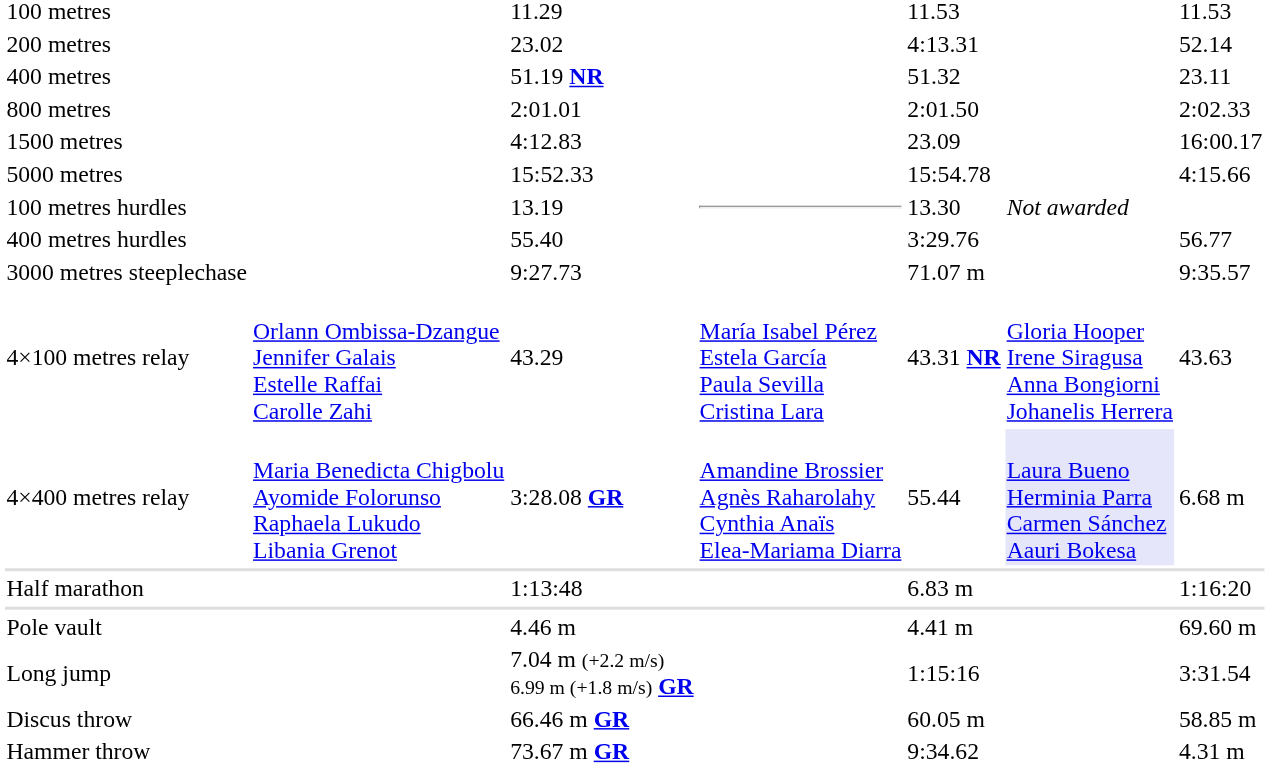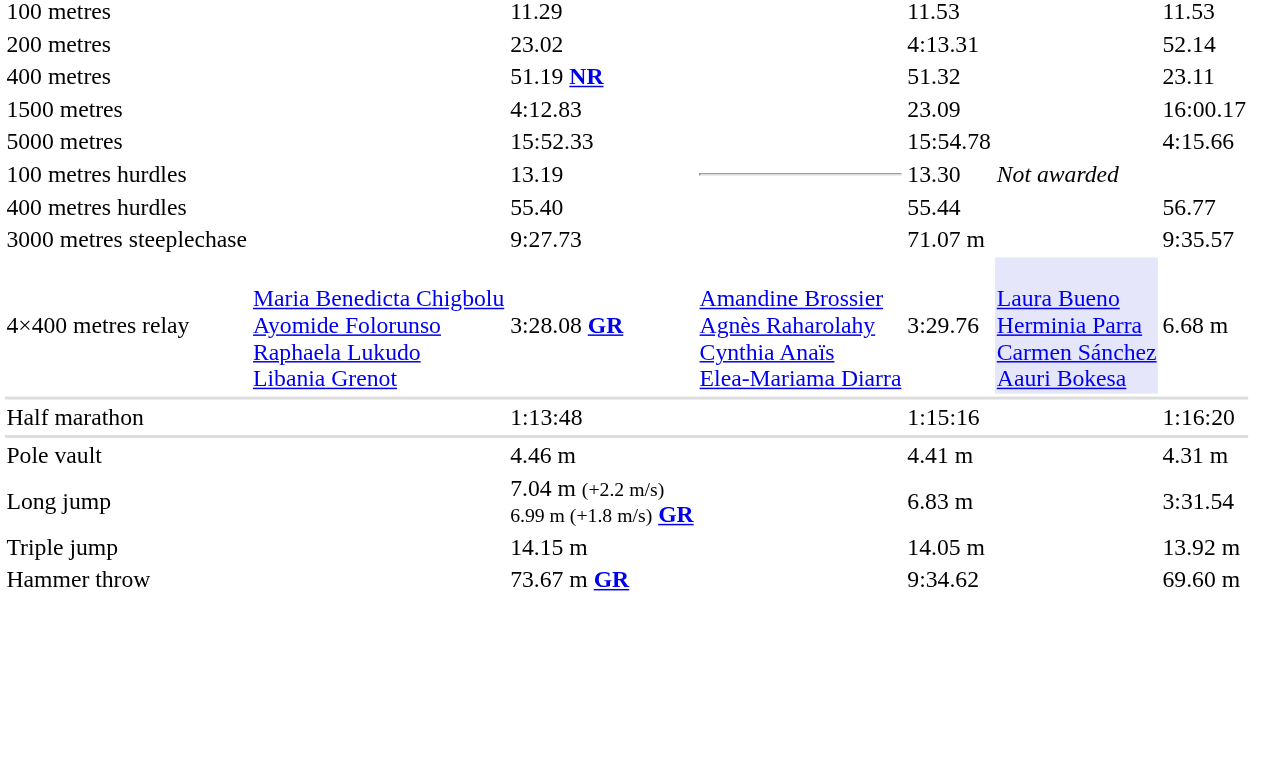- row: (59, 109)
(943, 239) 3:29.76 -> (934, 206) 55.44
- row: (98, 357)
(934, 496) 55.44 -> (943, 325) 3:29.76
(940, 588) 6.83 m -> (943, 417) 1:15:16
(1218, 627) 69.60 m -> (1195, 455) 4.31 m
(943, 673) 1:15:16 -> (940, 501) 6.83 m
+ row: (62, 547)
- row: (69, 718)
(1212, 751) 4.31 m -> (1201, 579) 69.60 m
